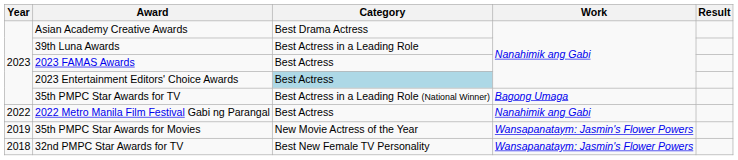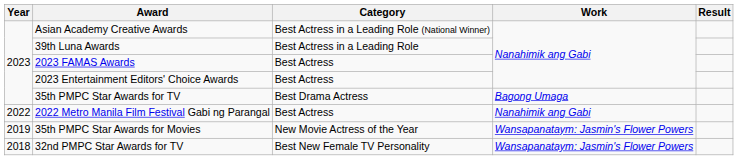(321, 29) Best Drama Actress -> (382, 29) Best Actress in a Leading Role (National Winner)
(304, 79) lightblue background -> (304, 79) no background
(382, 96) Best Actress in a Leading Role (National Winner) -> (321, 96) Best Drama Actress
